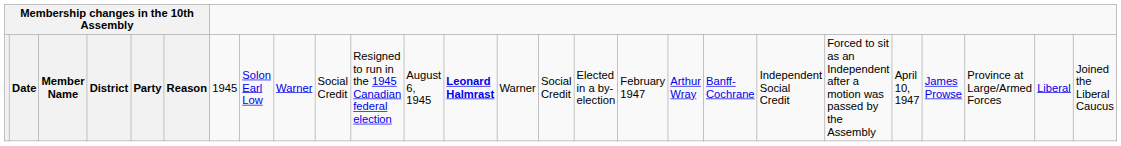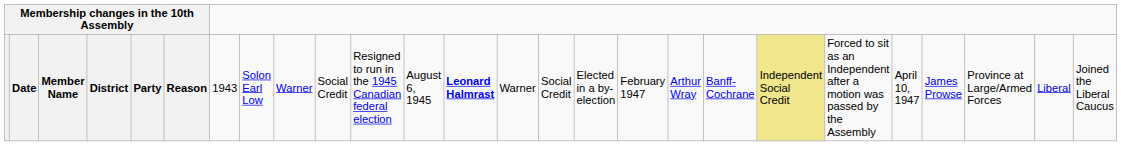(225, 87) 1945 -> (225, 87) 1943
(791, 87) no background -> (791, 87) khaki background
